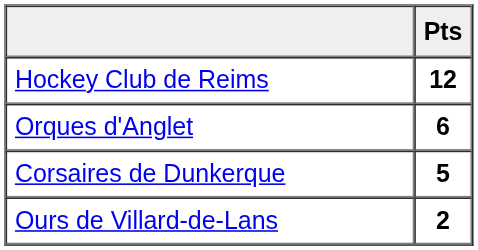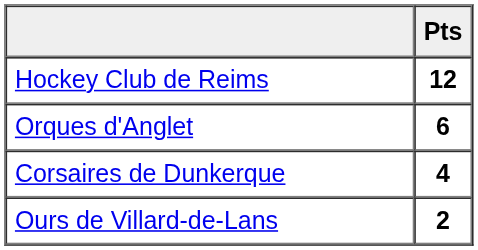(443, 173) 5 -> (443, 173) 4
